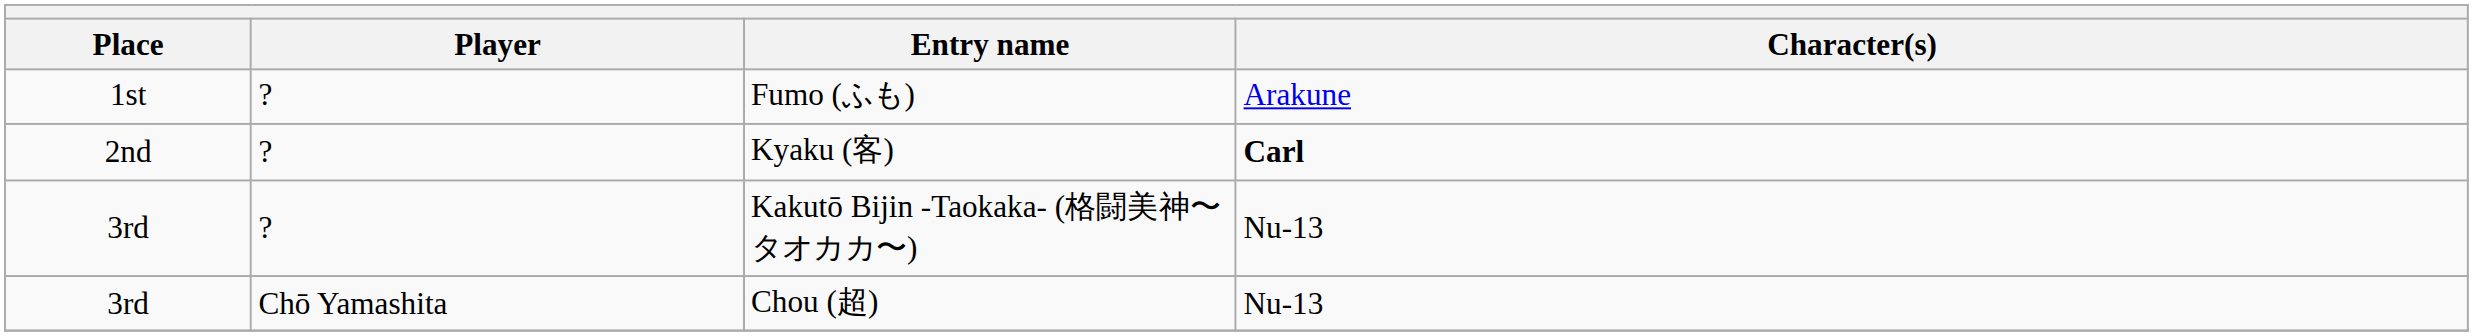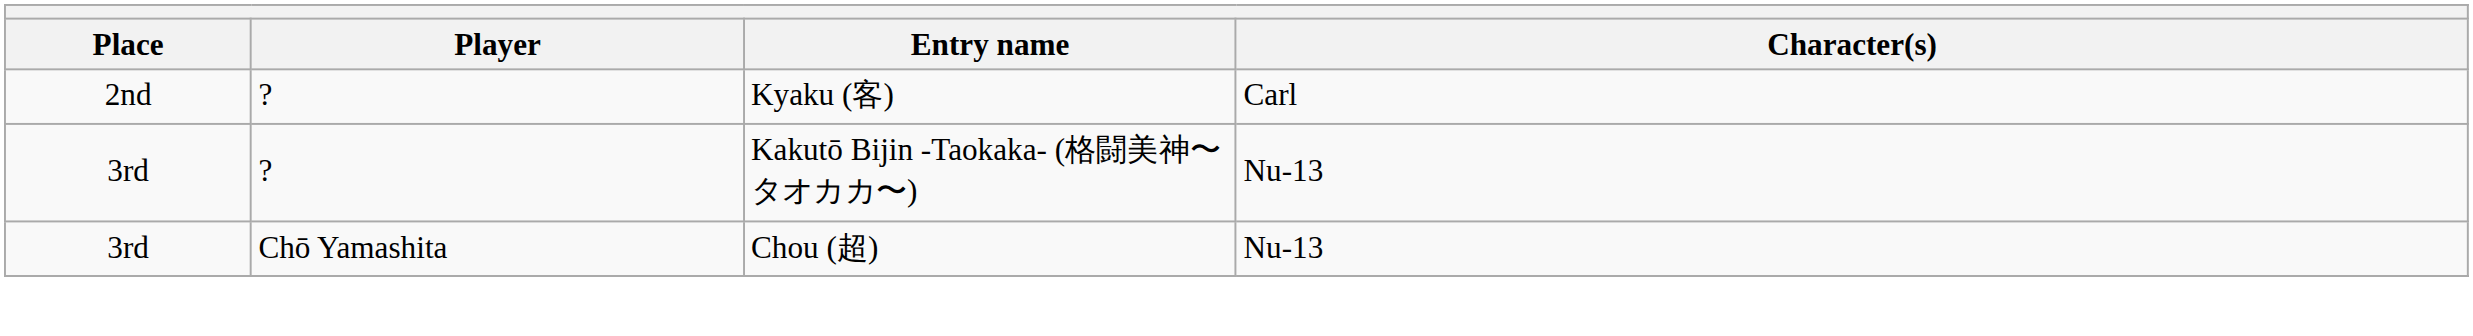- row: (833, 95)
(1274, 151) bold -> (1270, 96) normal
